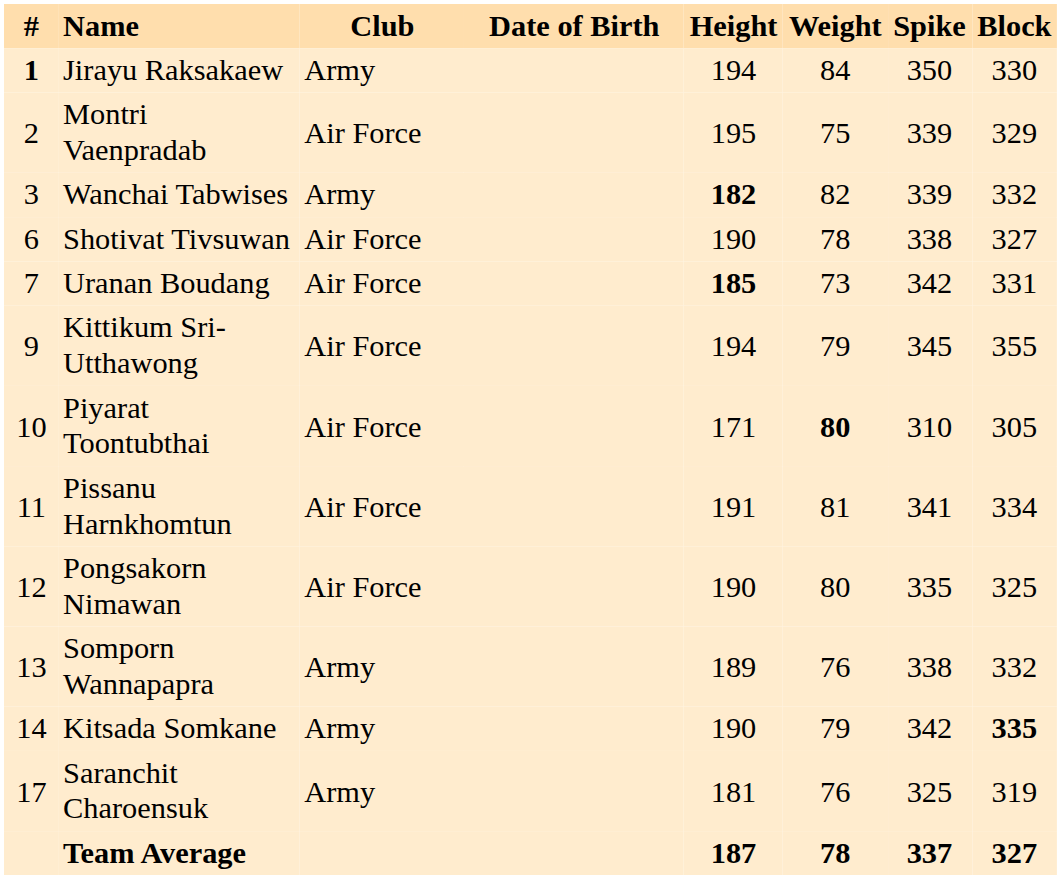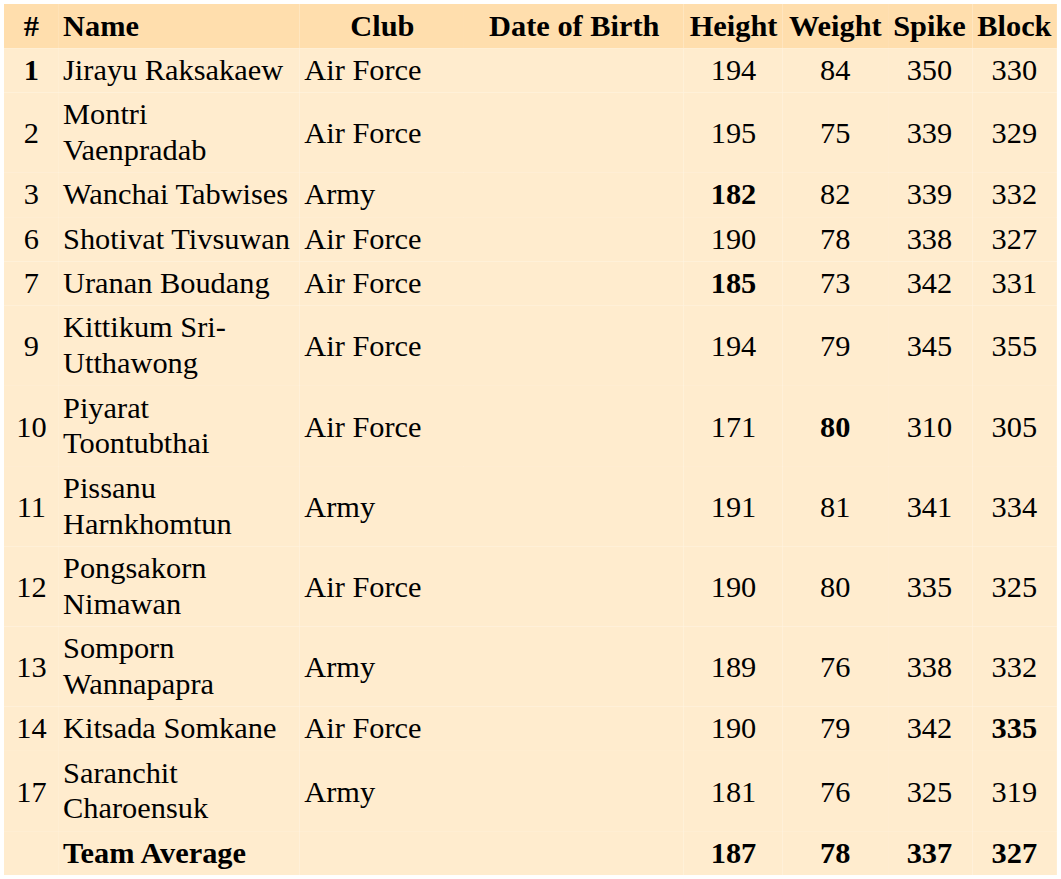(340, 69) Army -> (363, 69) Air Force
(363, 505) Air Force -> (340, 505) Army
(340, 728) Army -> (363, 728) Air Force
